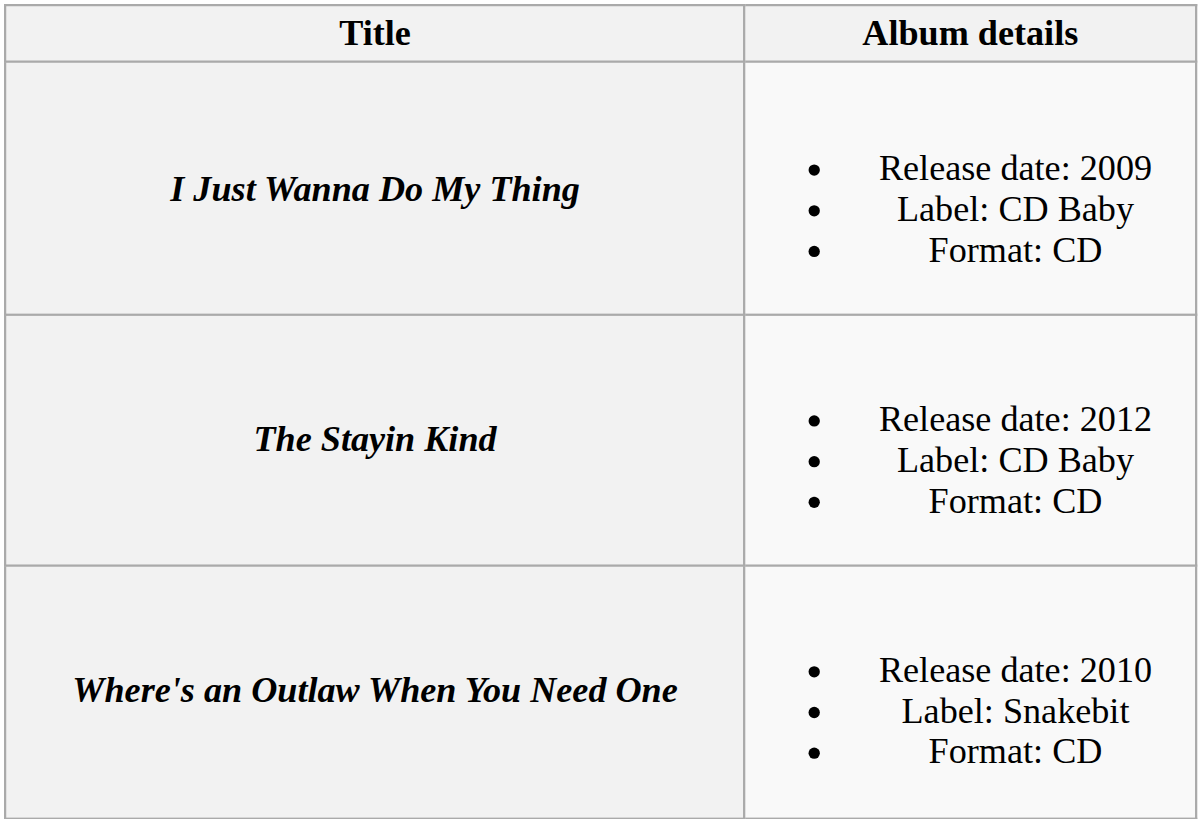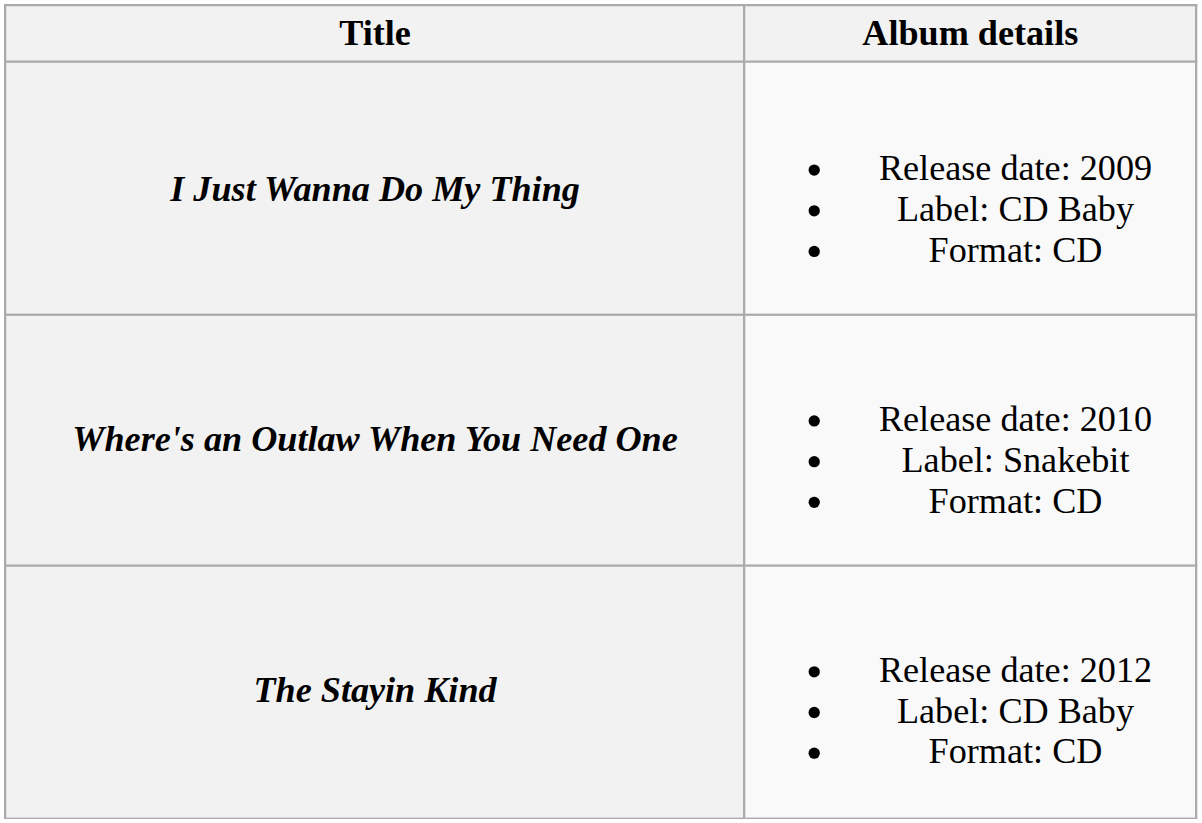rows swapped: (375, 691) <-> (375, 439)
